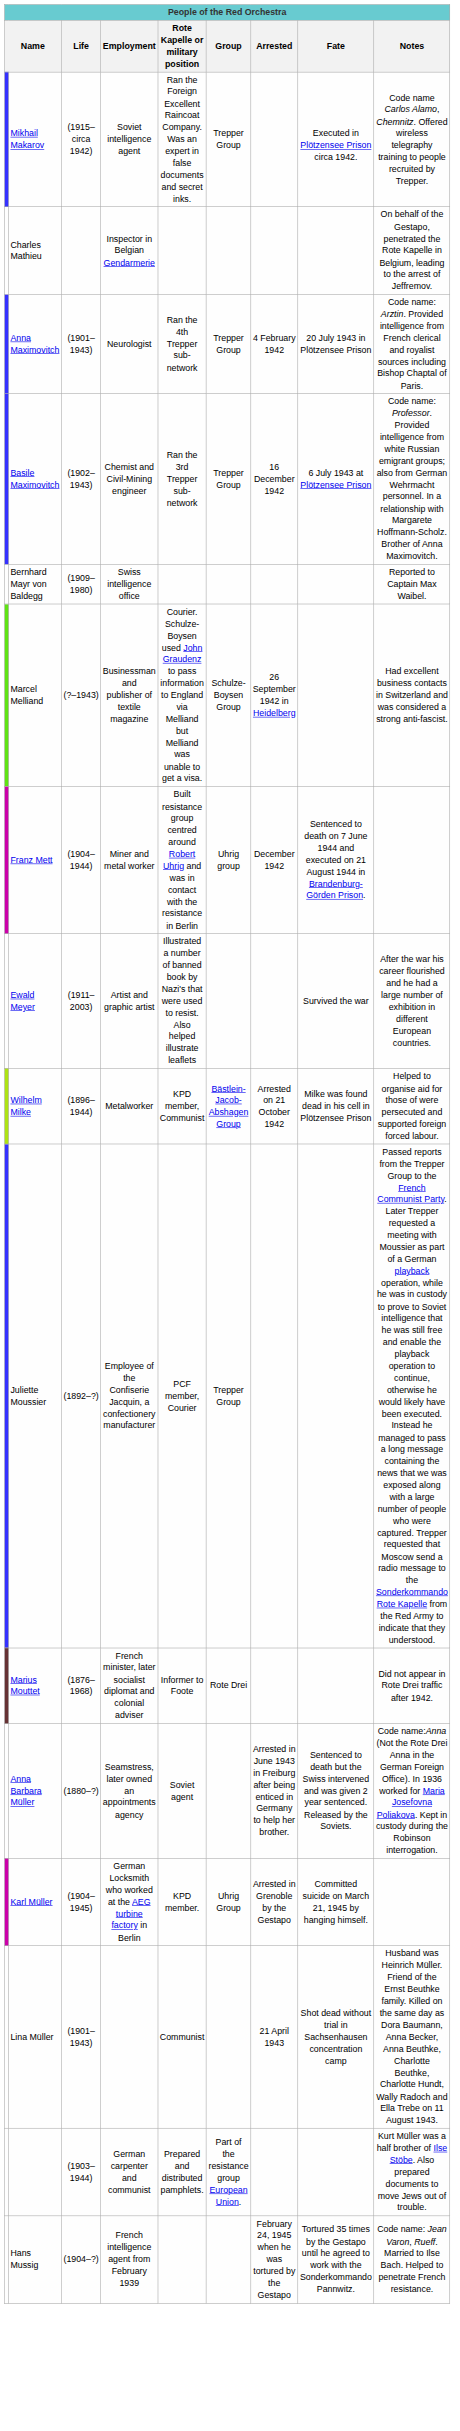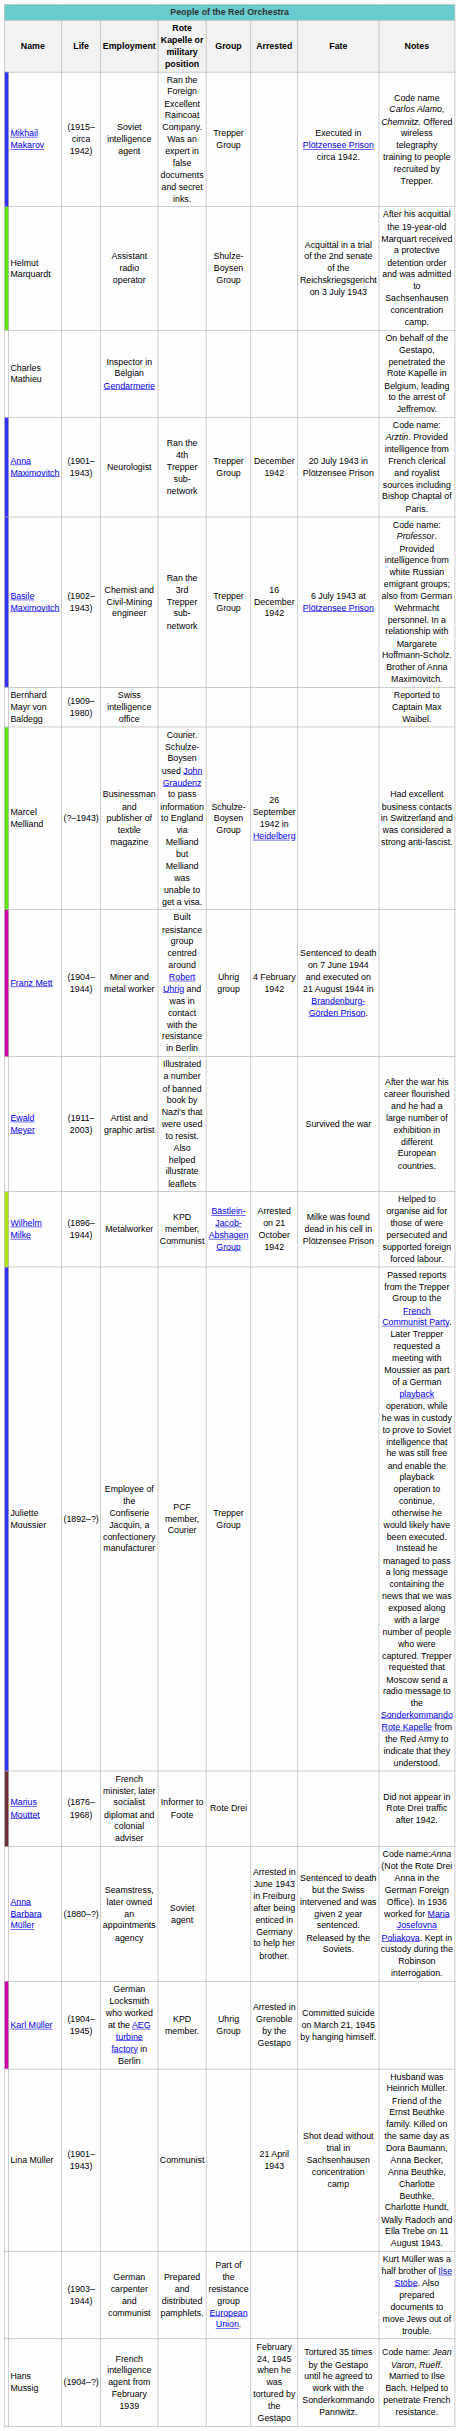+ row: (31, 268)
(274, 344) 4 February 1942 -> (274, 467) December 1942
(274, 860) December 1942 -> (274, 983) 4 February 1942
